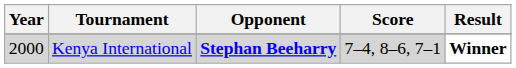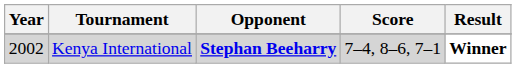(26, 48) 2000 -> (26, 48) 2002
